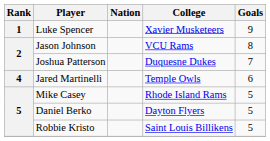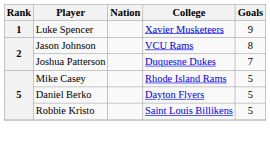- row: (69, 78)
